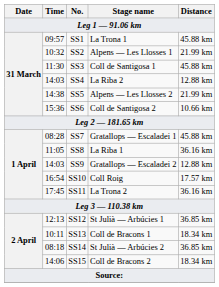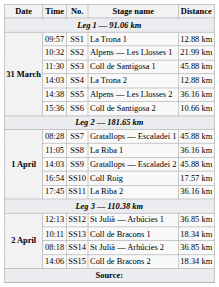(196, 38) 45.88 km -> (196, 38) 12.88 km
(107, 80) La Riba 2 -> (109, 80) La Trona 2
(196, 94) 21.99 km -> (196, 94) 36.16 km
(196, 164) 12.88 km -> (196, 164) 45.88 km
(109, 191) La Trona 2 -> (107, 191) La Riba 2
